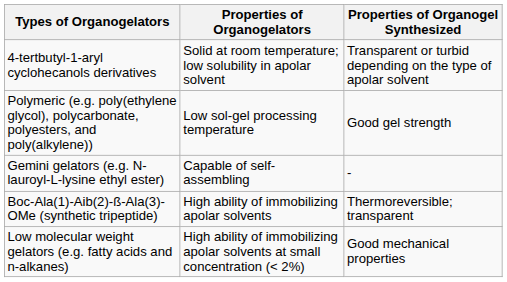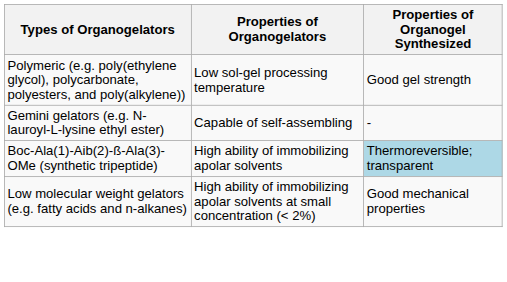- row: (82, 65)
(400, 208) no background -> (420, 158) lightblue background
